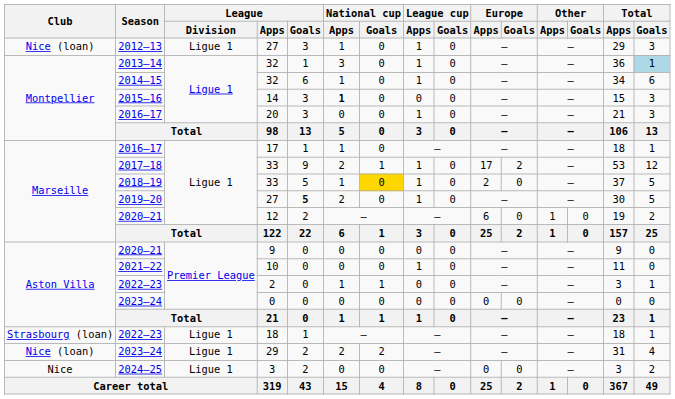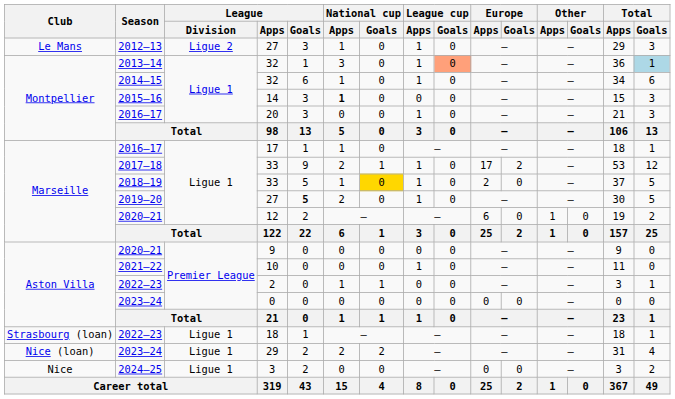(60, 47) Nice (loan) -> (60, 47) Le Mans
(211, 47) Ligue 1 -> (211, 47) Ligue 2
(453, 64) no background -> (453, 64) lightsalmon background
